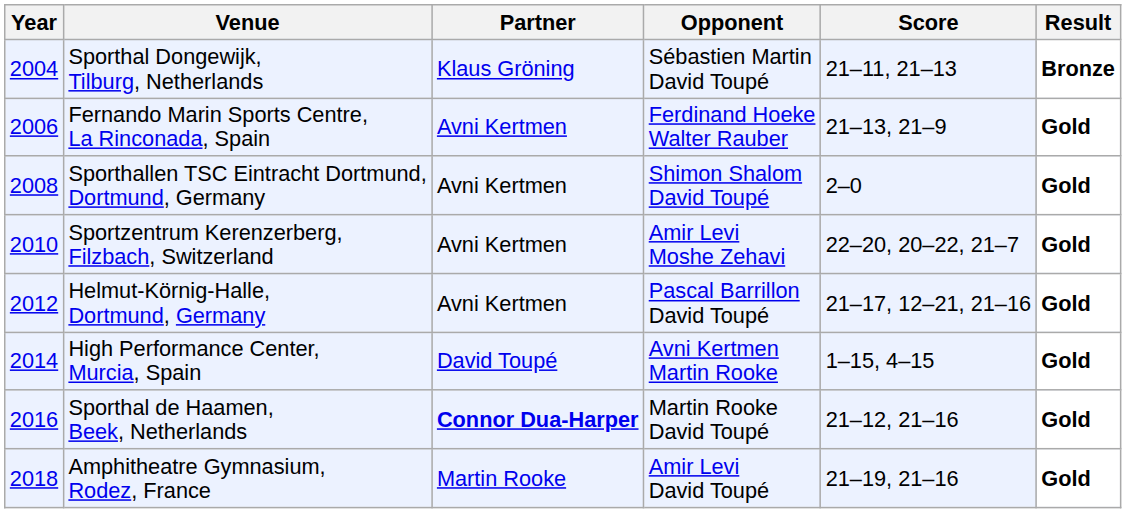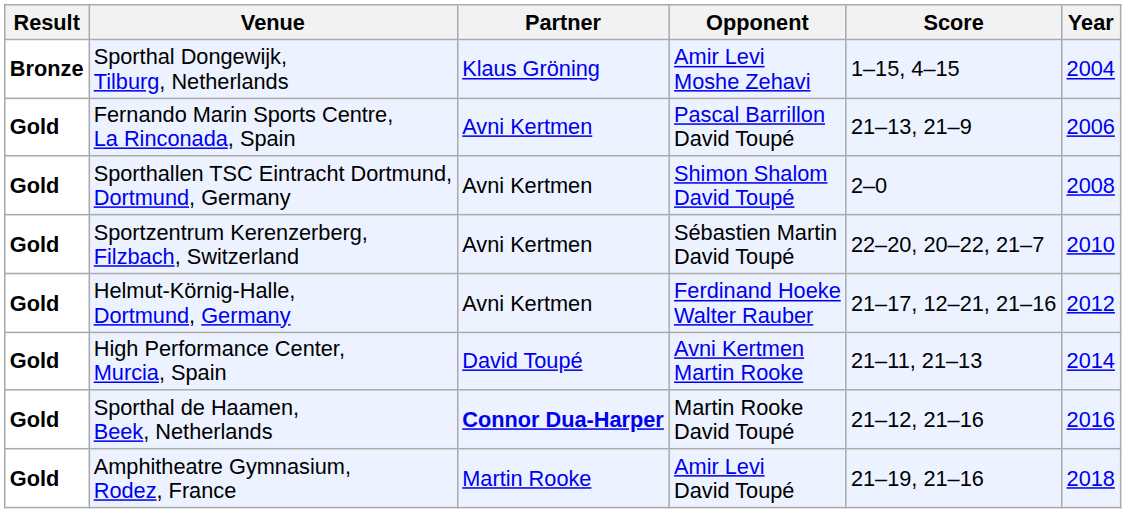columns swapped: (34, 22) <-> (1078, 22)
(730, 69) Sébastien Martin David Toupé -> (742, 69) Amir Levi Moshe Zehavi
(891, 69) 21–11, 21–13 -> (905, 69) 1–15, 4–15
(732, 127) Ferdinand Hoeke Walter Rauber -> (750, 127) Pascal Barrillon David Toupé
(717, 244) Amir Levi Moshe Zehavi -> (756, 244) Sébastien Martin David Toupé
(724, 303) Pascal Barrillon David Toupé -> (757, 303) Ferdinand Hoeke Walter Rauber
(880, 361) 1–15, 4–15 -> (917, 361) 21–11, 21–13
